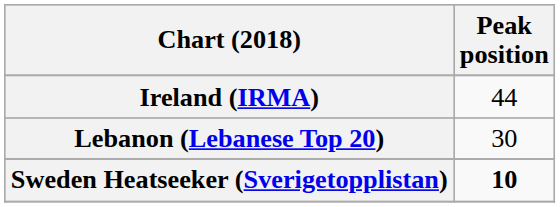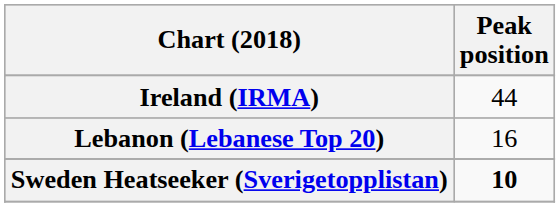(504, 138) 30 -> (504, 138) 16
